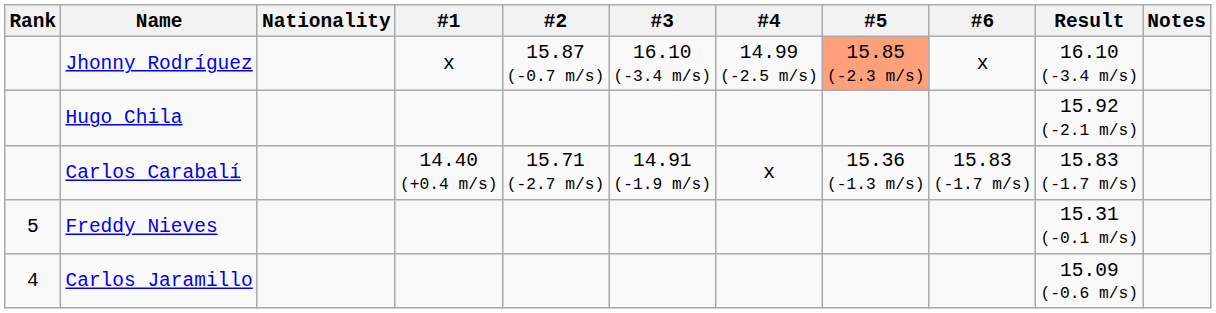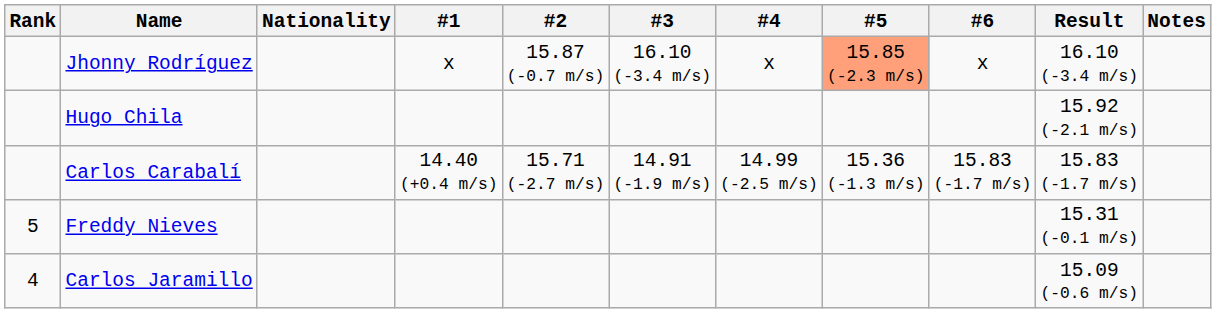(769, 63) 14.99 (-2.5 m/s) -> (769, 64) x
(769, 172) x -> (769, 171) 14.99 (-2.5 m/s)
